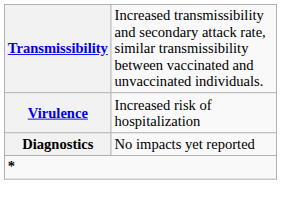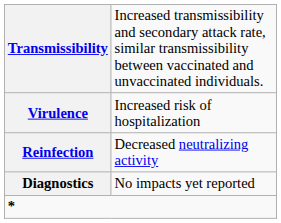+ row: (58, 152)
